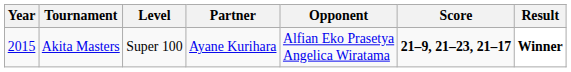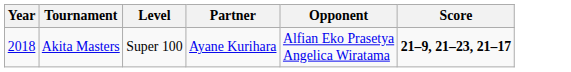- column: (540, 16)
(22, 47) 2015 -> (22, 47) 2018
